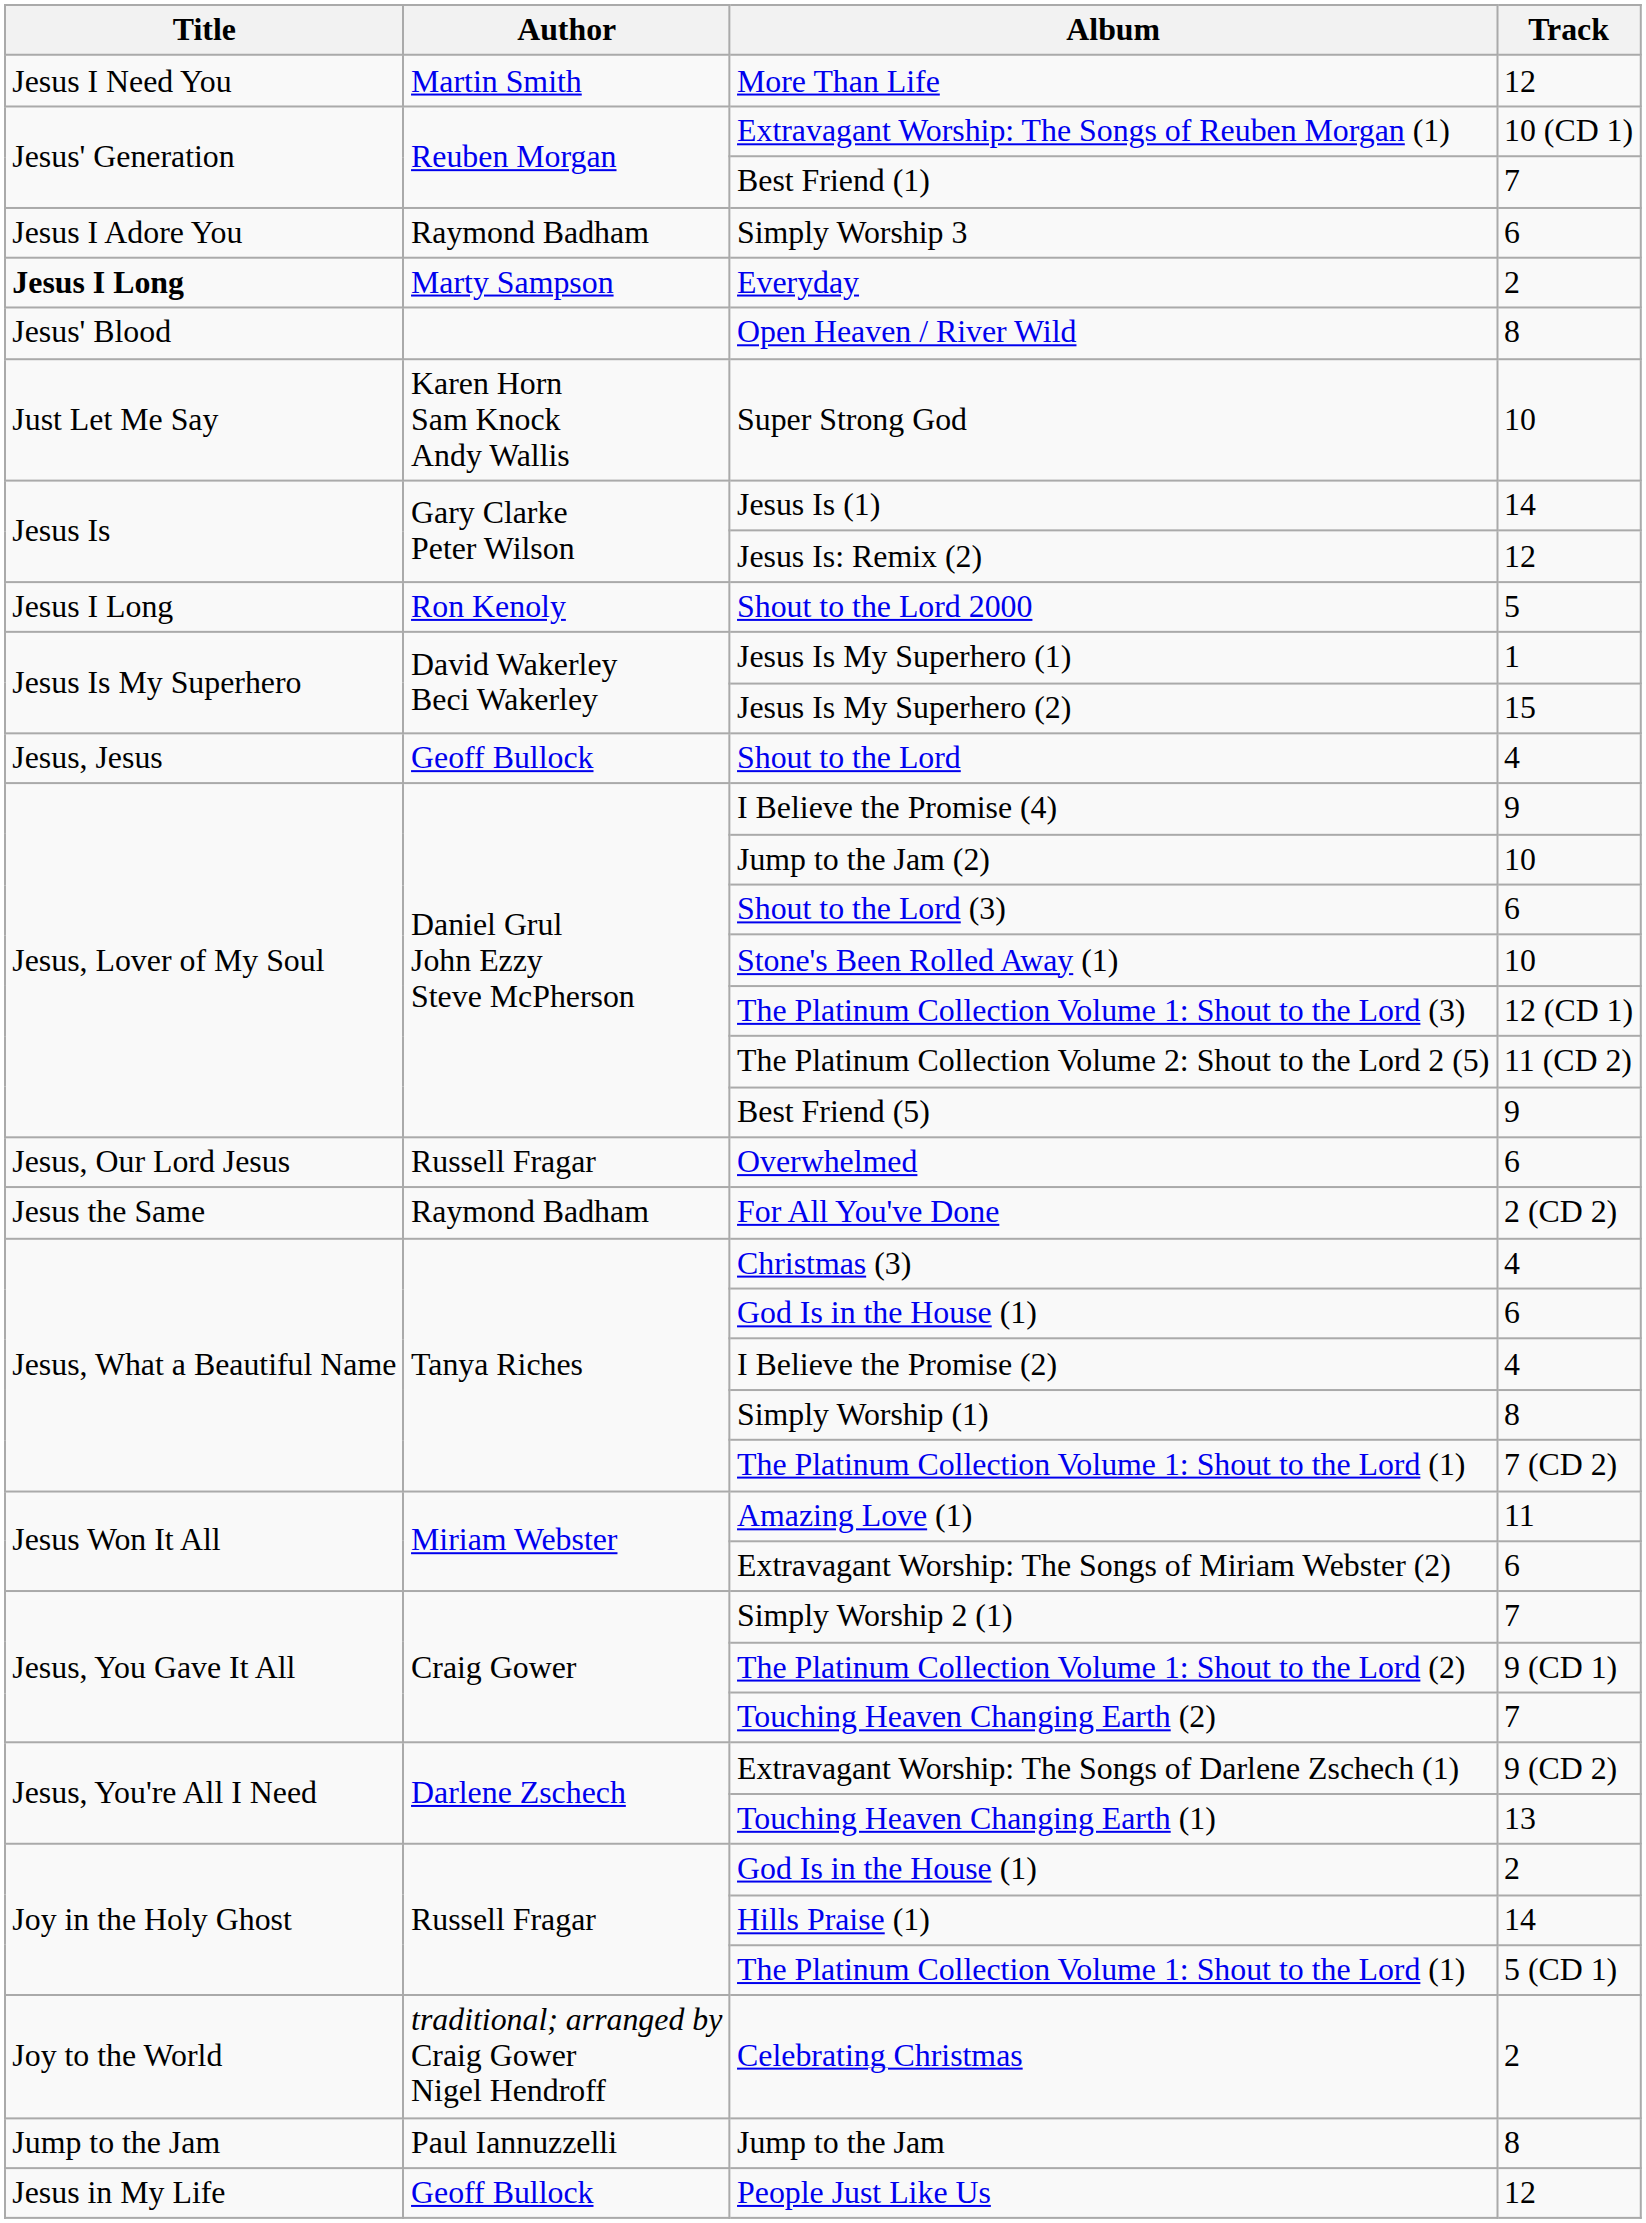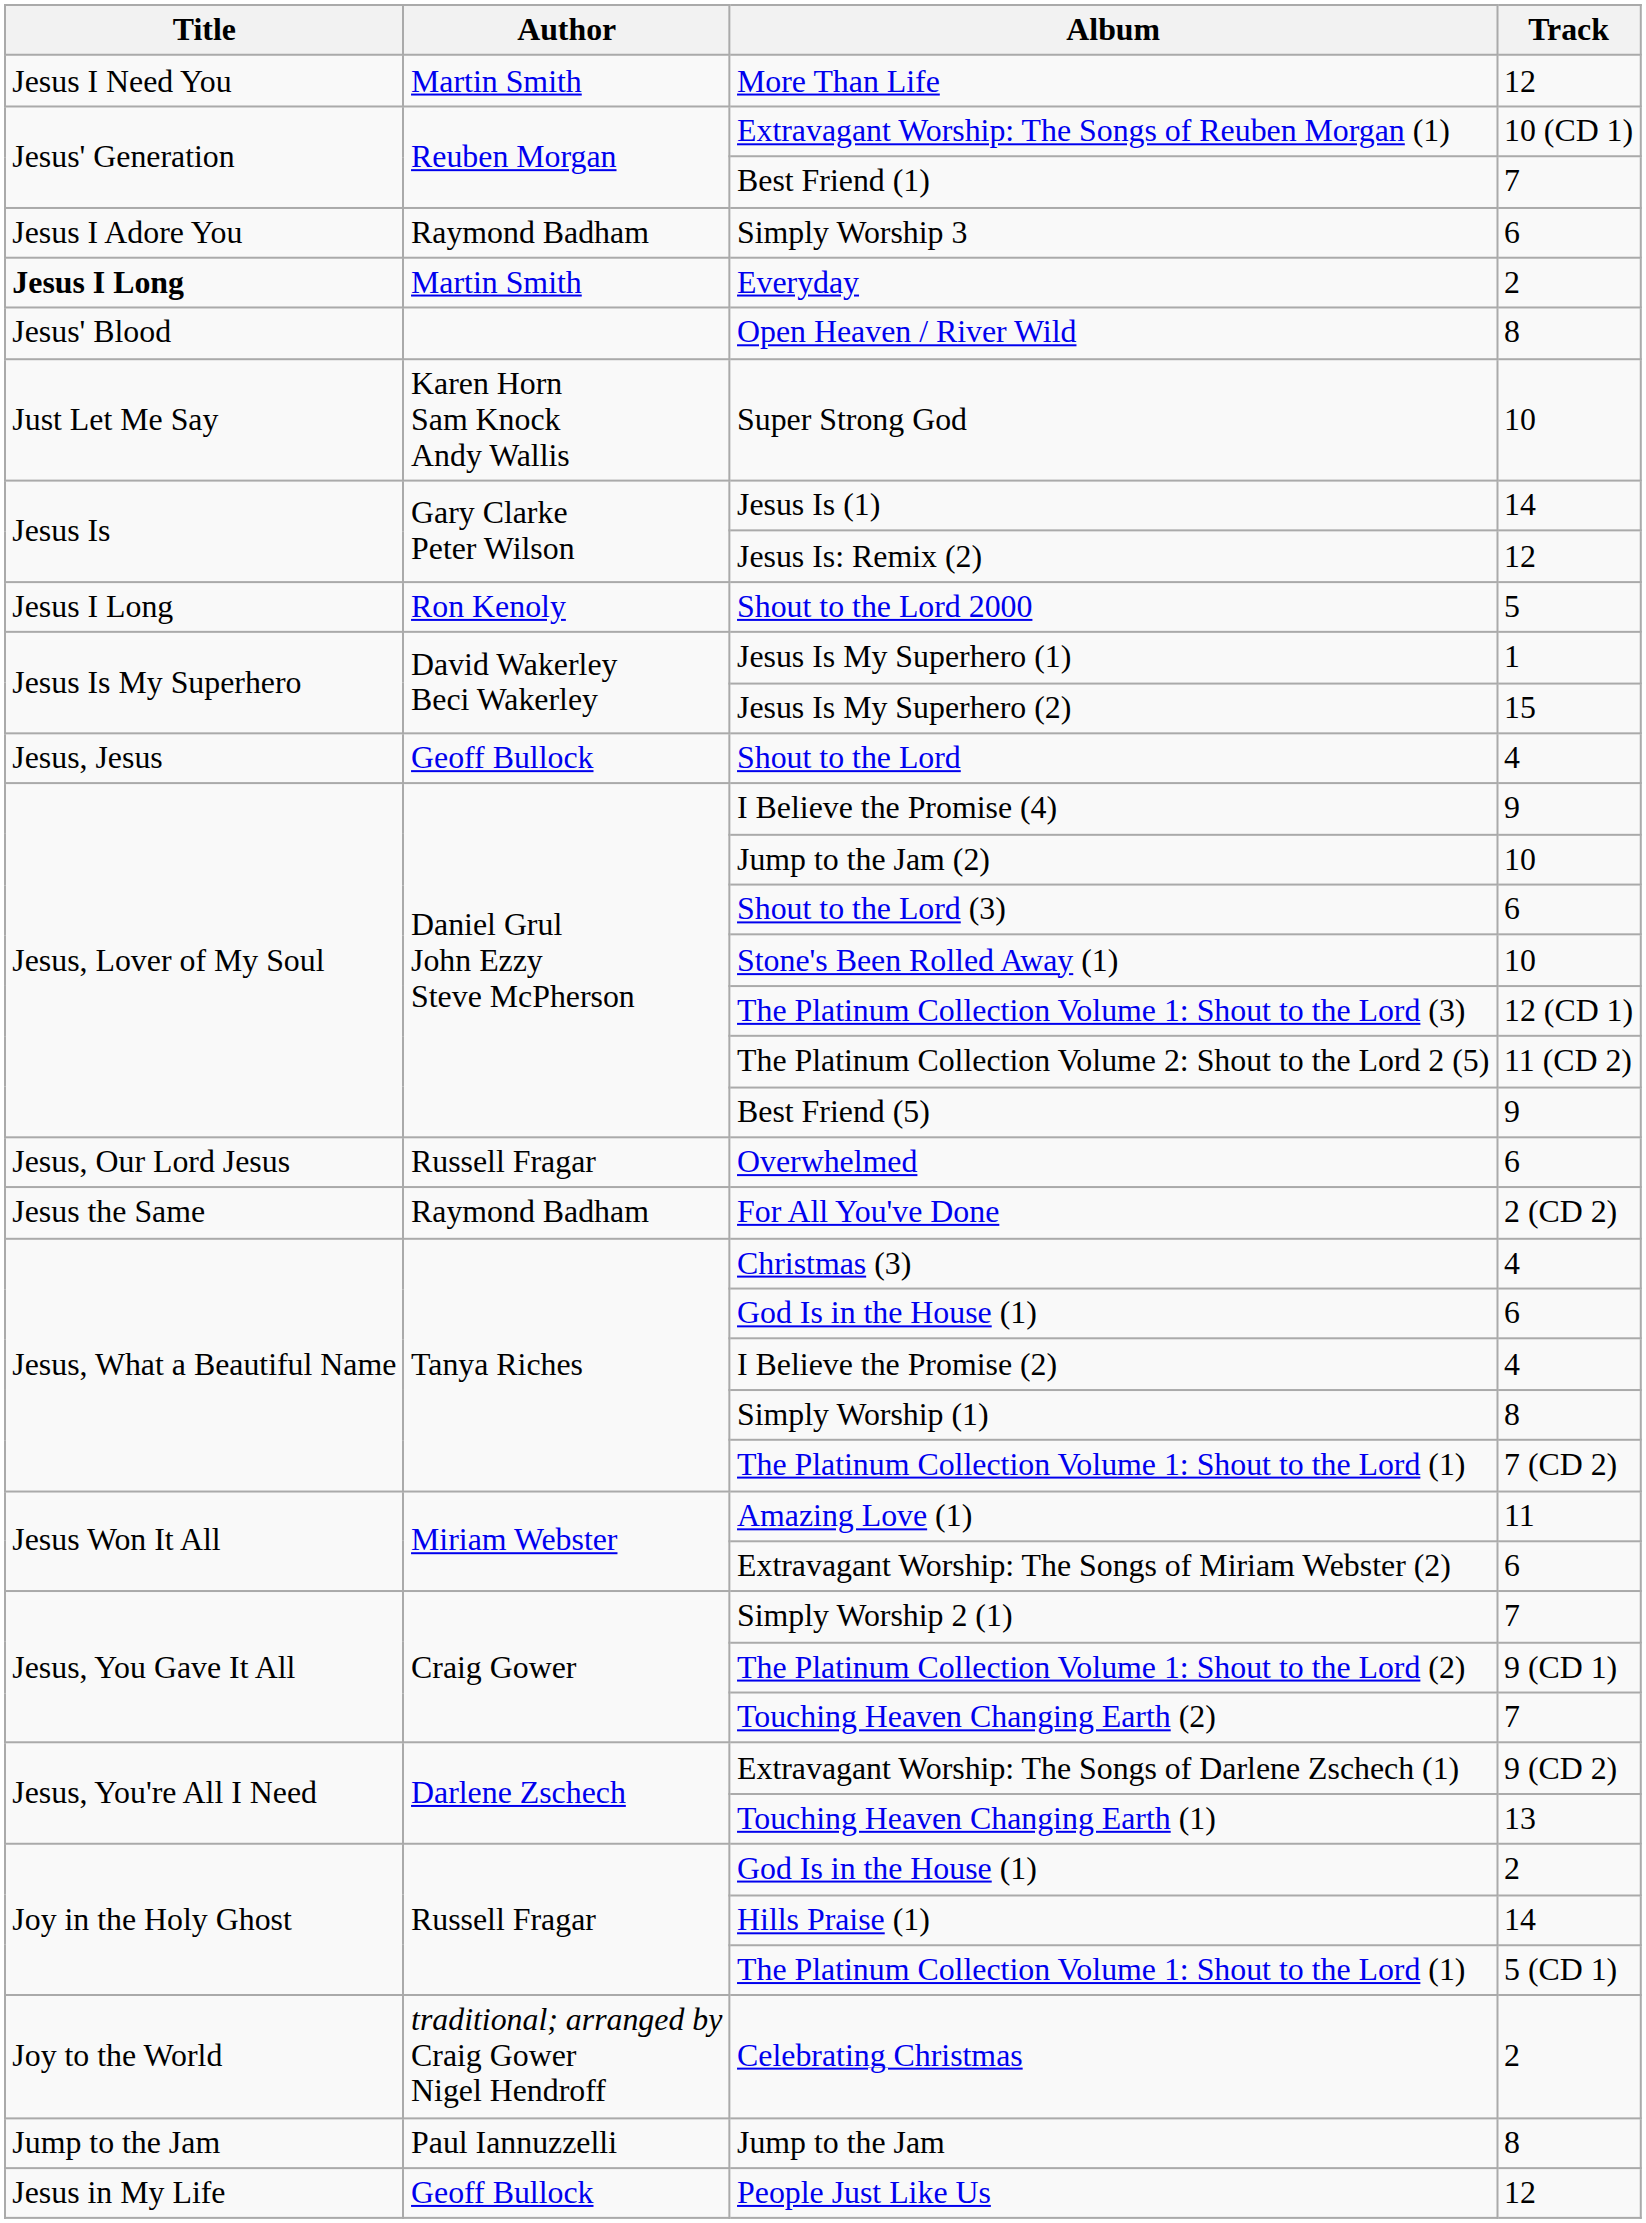(512, 282) Marty Sampson -> (496, 282) Martin Smith
